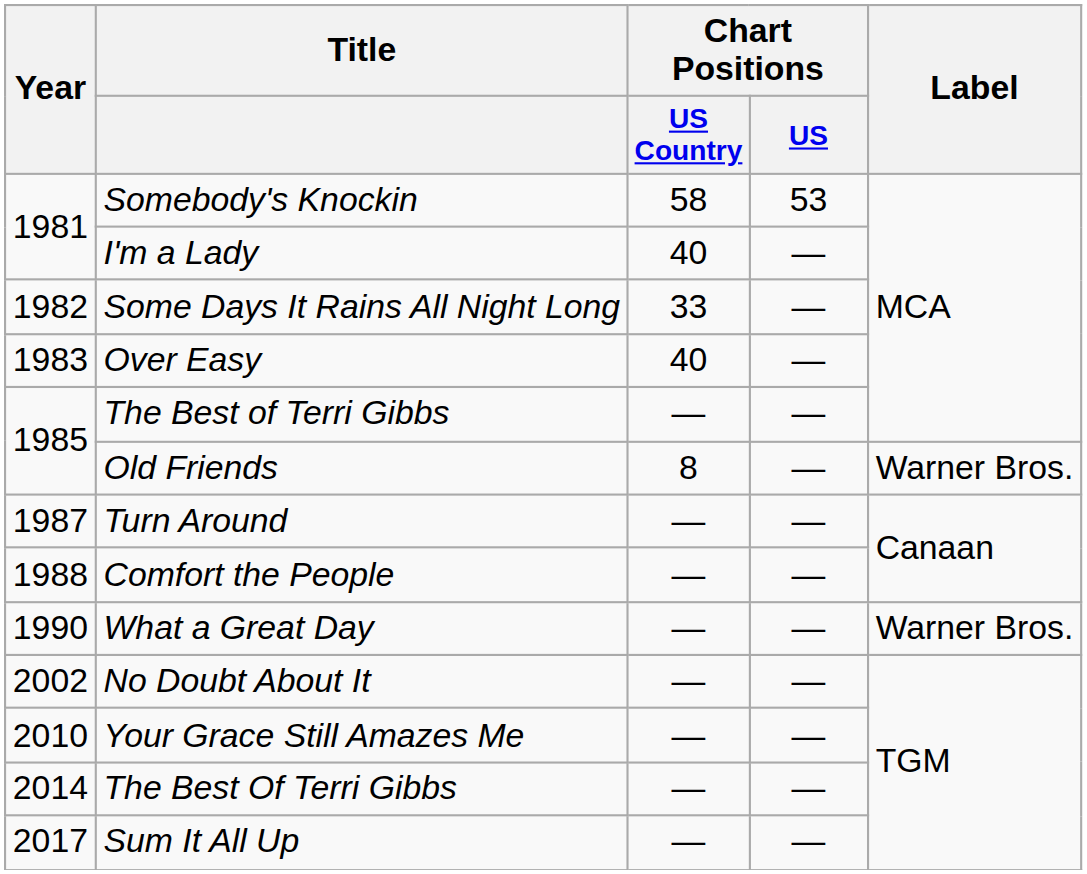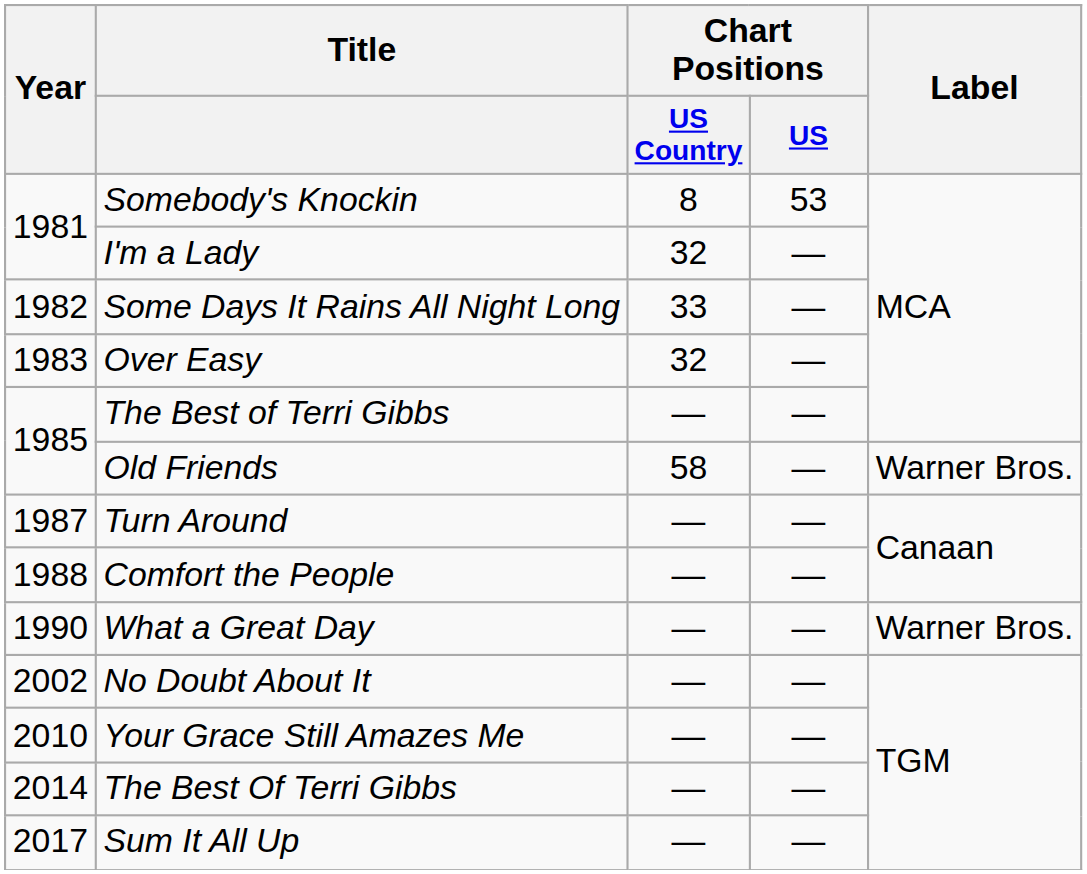(688, 199) 58 -> (688, 199) 8
(688, 252) 40 -> (688, 252) 32
(688, 360) 40 -> (688, 360) 32
(688, 467) 8 -> (688, 467) 58
